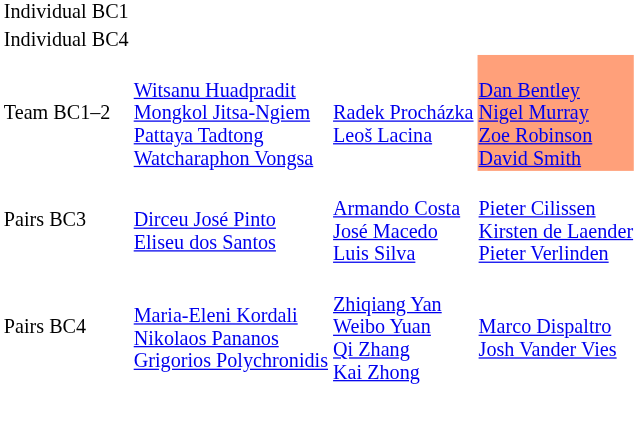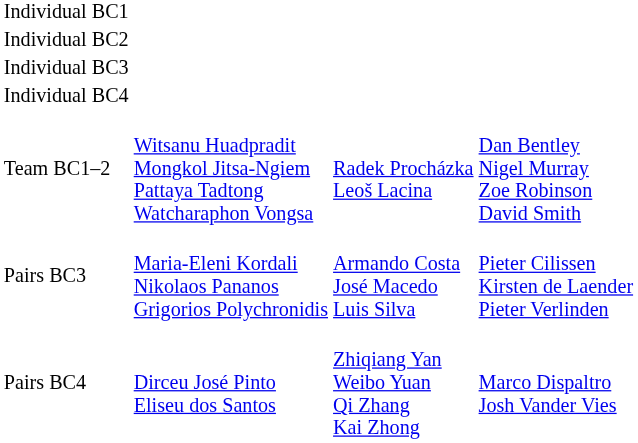+ row: (66, 39)
+ row: (66, 67)
(535, 124) lightsalmon background -> (535, 179) no background
(205, 231) Dirceu José Pinto Eliseu dos Santos -> (231, 286) Maria-Eleni Kordali Nikolaos Pananos Grigorios Polychronidis
(231, 338) Maria-Eleni Kordali Nikolaos Pananos Grigorios Polychronidis -> (205, 393) Dirceu José Pinto Eliseu dos Santos
